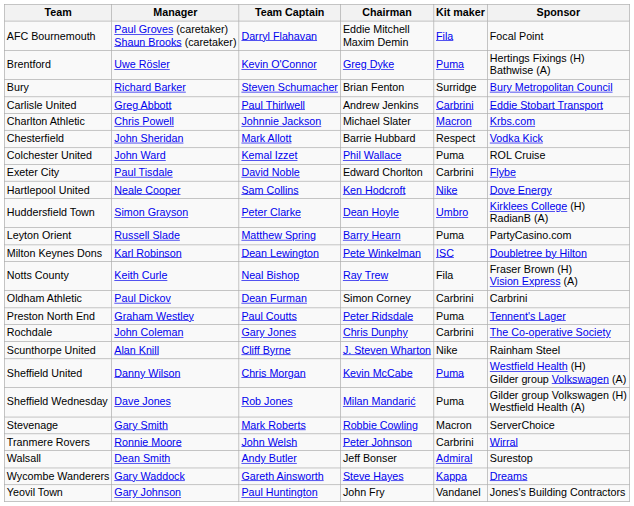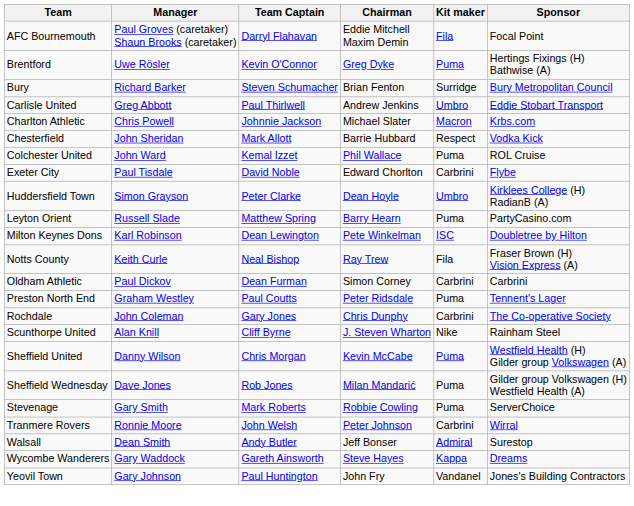(455, 105) Carbrini -> (452, 105) Umbro
- row: (48, 190)
(454, 425) Macron -> (450, 408) Puma
